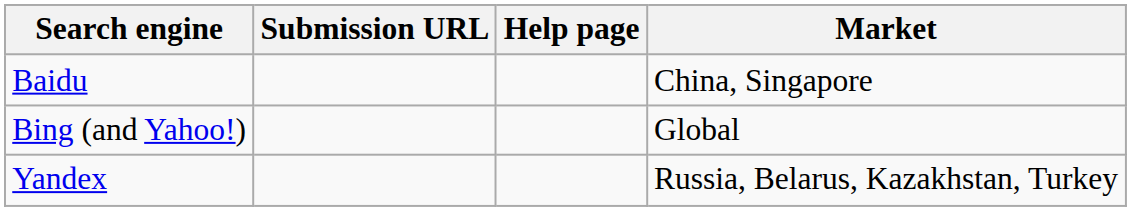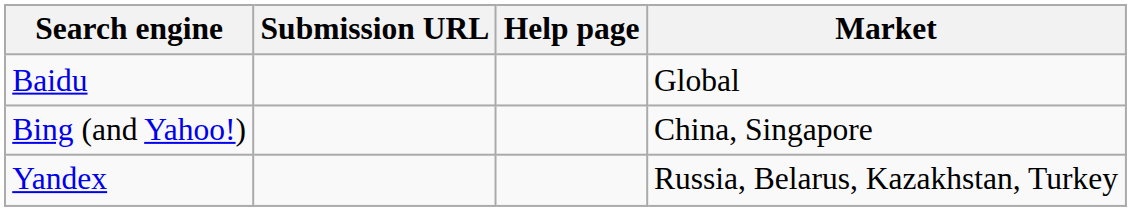(763, 79) China, Singapore -> (697, 79) Global
(697, 129) Global -> (763, 129) China, Singapore
